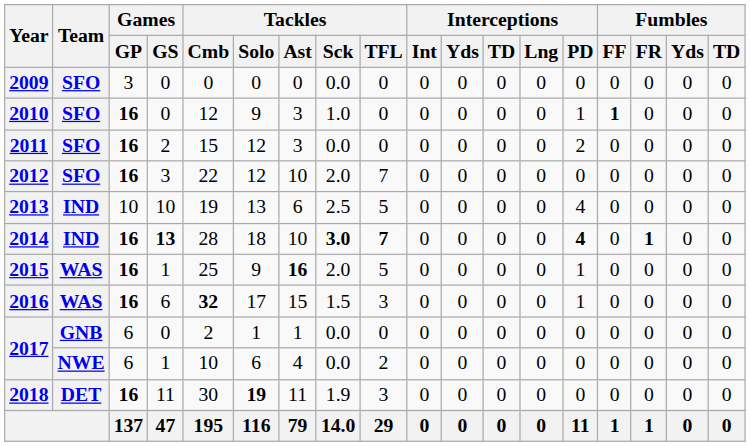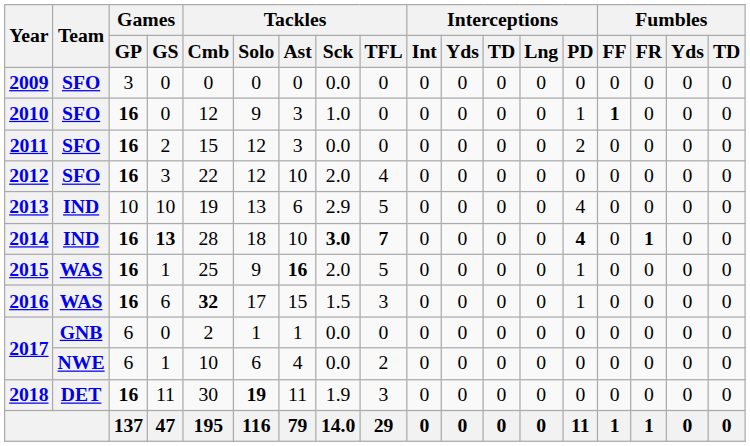(384, 176) 7 -> (384, 176) 4
(338, 207) 2.5 -> (338, 207) 2.9
